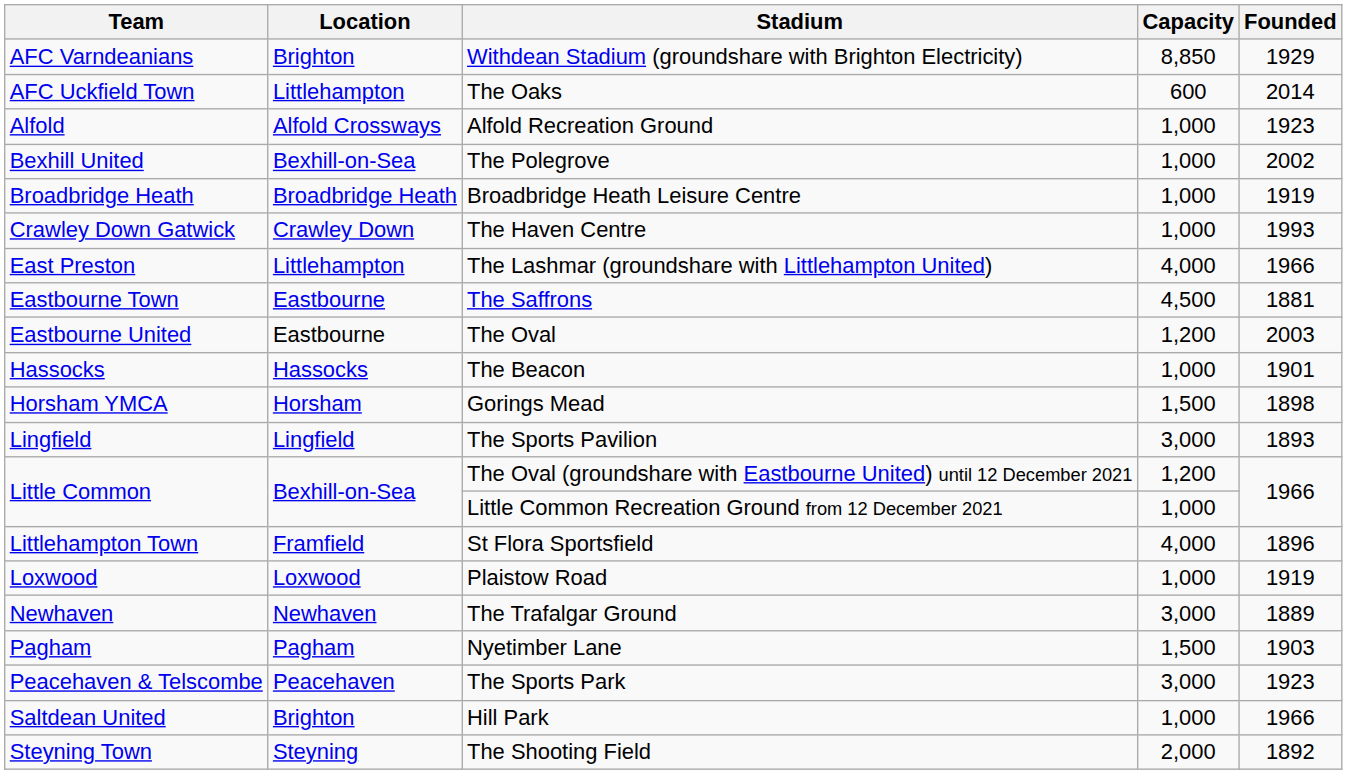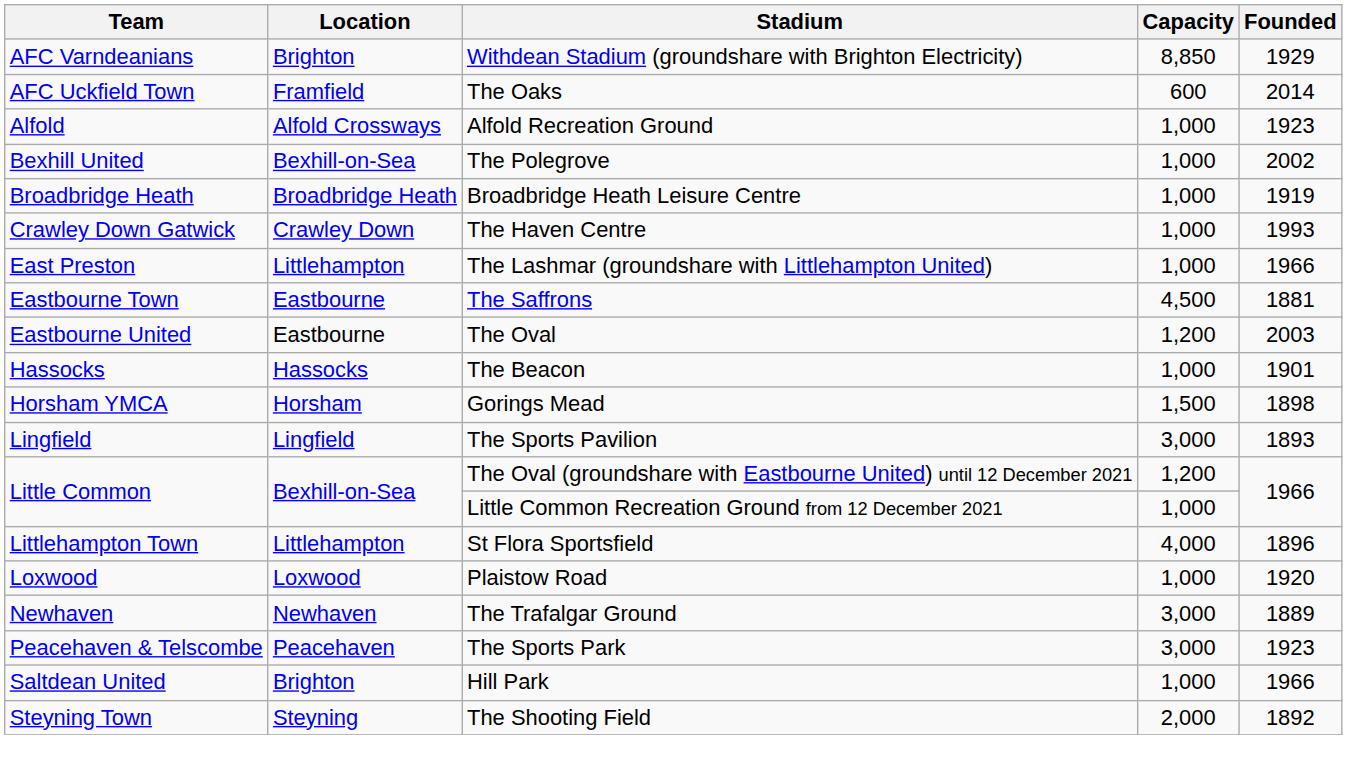(339, 91) Littlehampton -> (319, 91) Framfield
(1188, 265) 4,000 -> (1188, 265) 1,000
(319, 543) Framfield -> (339, 543) Littlehampton
(1290, 578) 1919 -> (1290, 578) 1920
- row: (544, 647)
